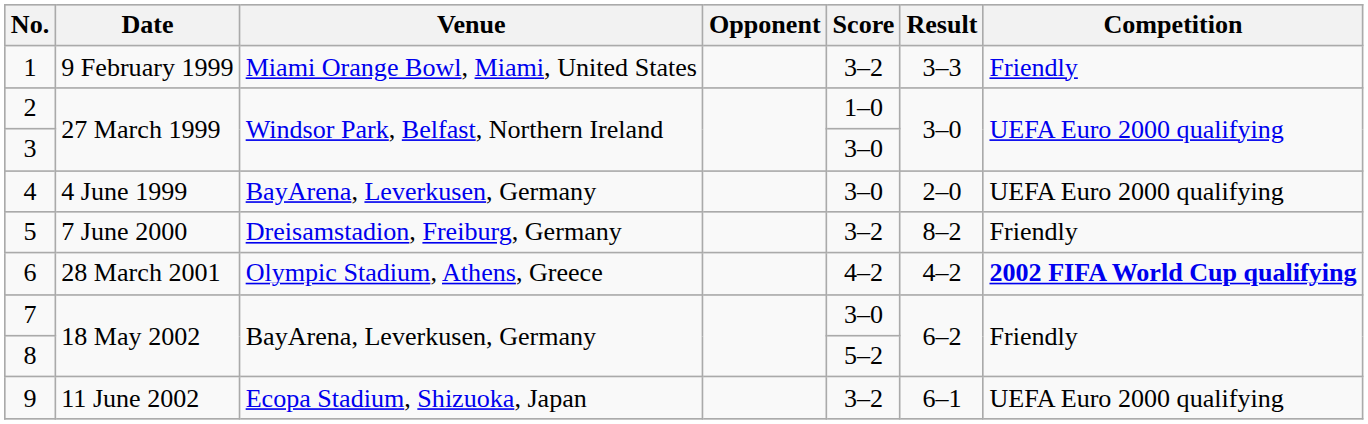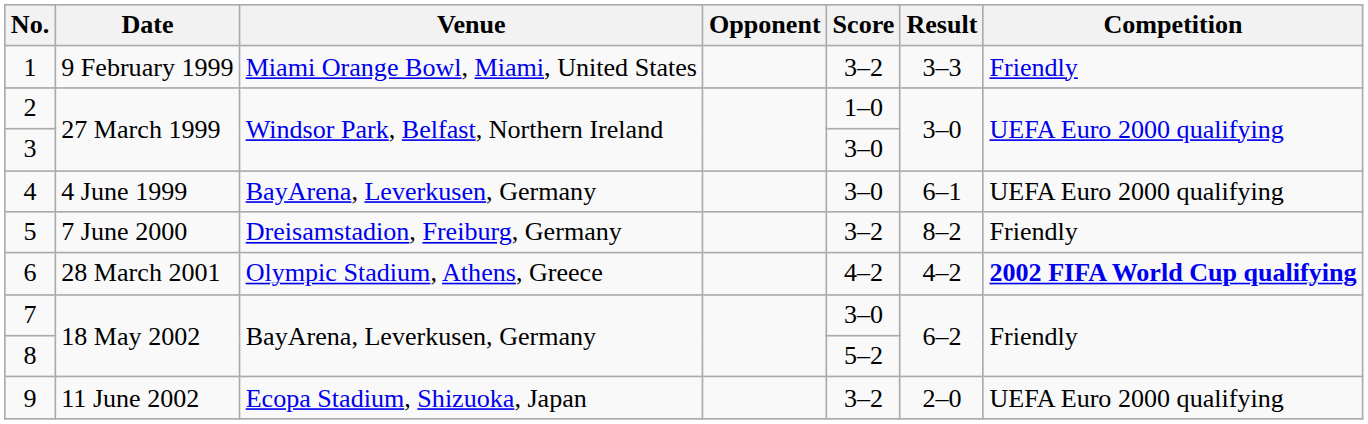(942, 190) 2–0 -> (942, 190) 6–1
(942, 397) 6–1 -> (942, 397) 2–0
